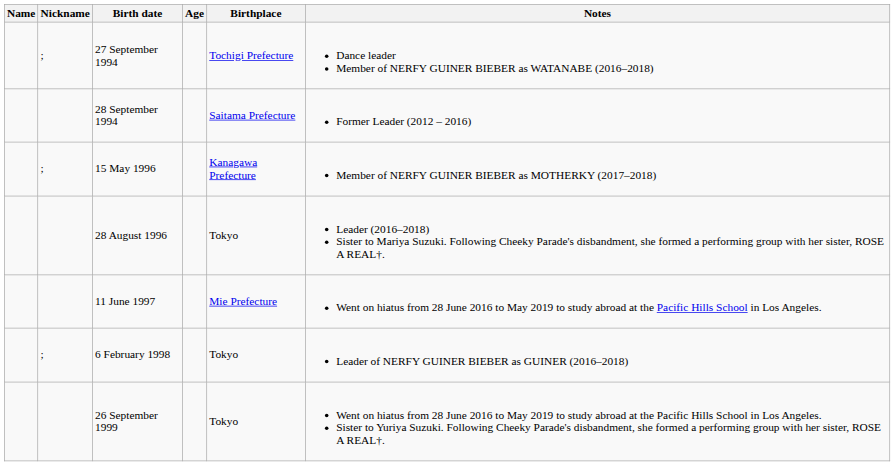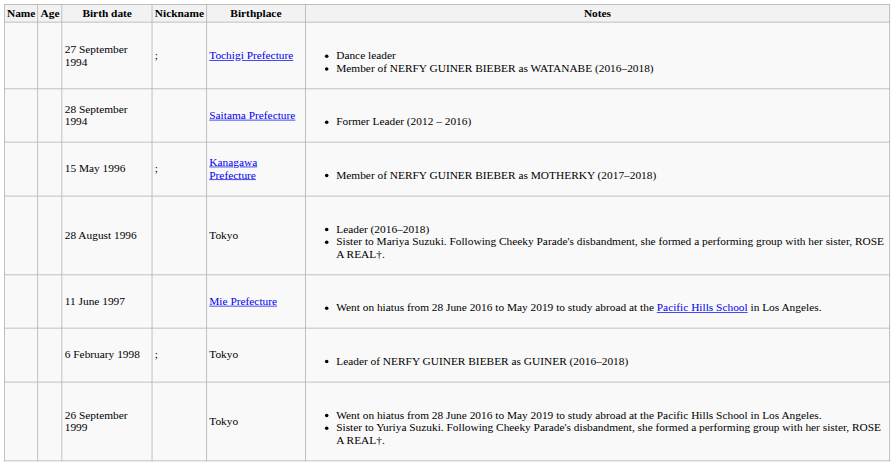columns swapped: (65, 13) <-> (195, 13)
